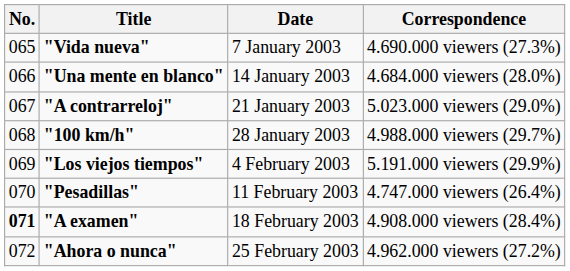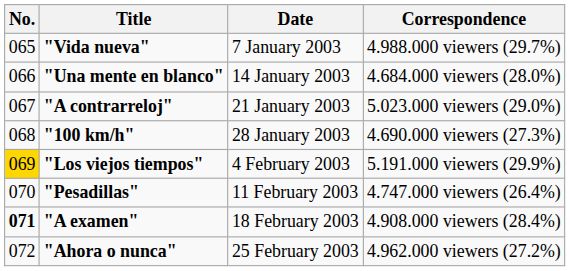(464, 47) 4.690.000 viewers (27.3%) -> (464, 47) 4.988.000 viewers (29.7%)
(464, 134) 4.988.000 viewers (29.7%) -> (464, 134) 4.690.000 viewers (27.3%)
(22, 163) no background -> (22, 163) gold background
